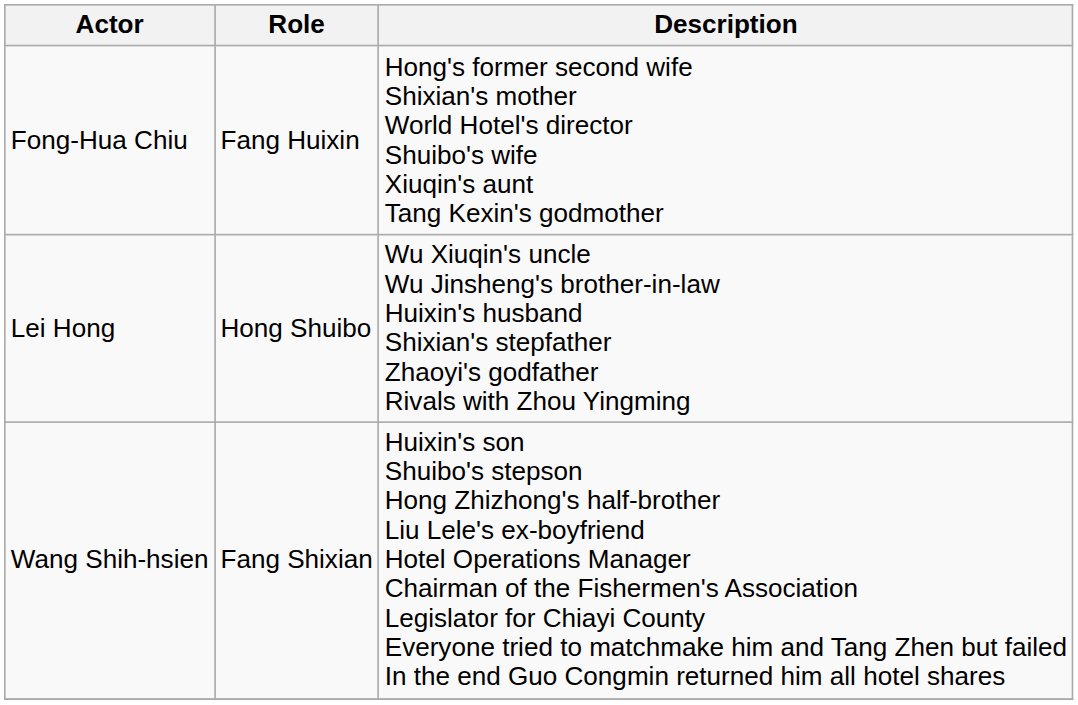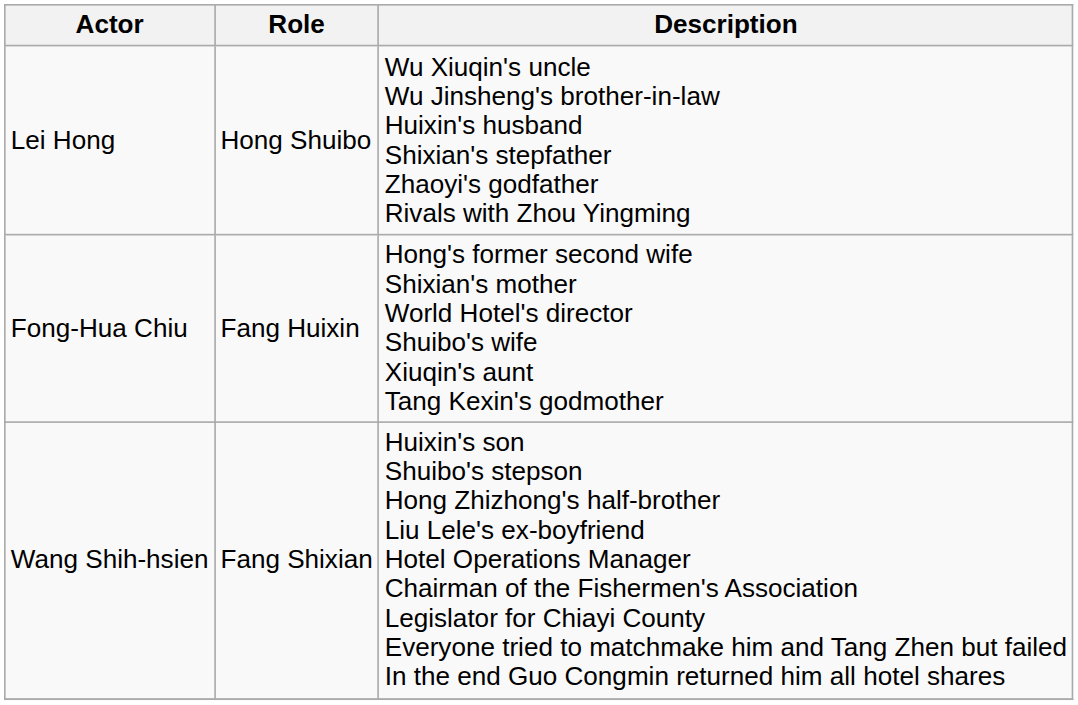rows swapped: (63, 327) <-> (99, 139)
